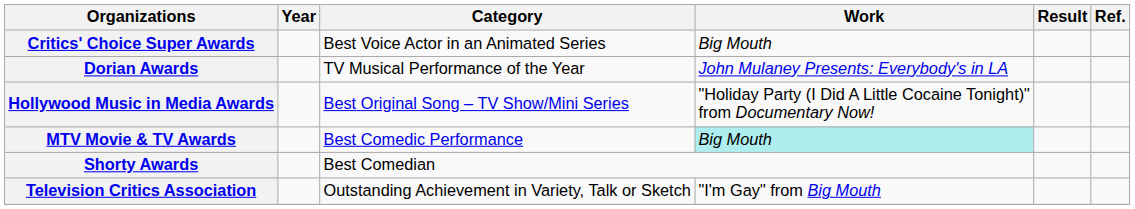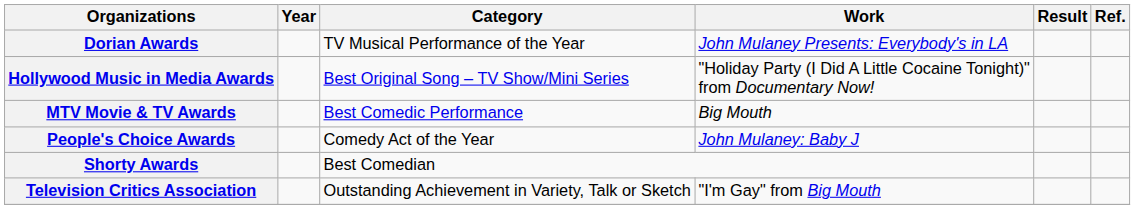- row: (141, 43)
(735, 139) paleturquoise background -> (735, 113) no background
+ row: (141, 139)
